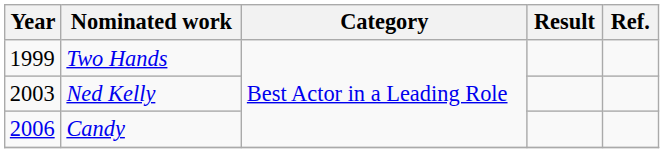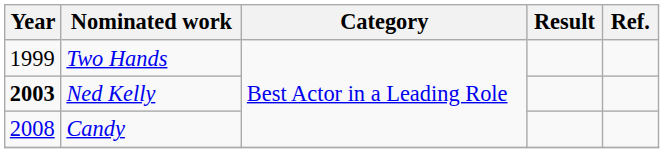(32, 93) normal -> (32, 93) bold
(32, 128) 2006 -> (32, 128) 2008
